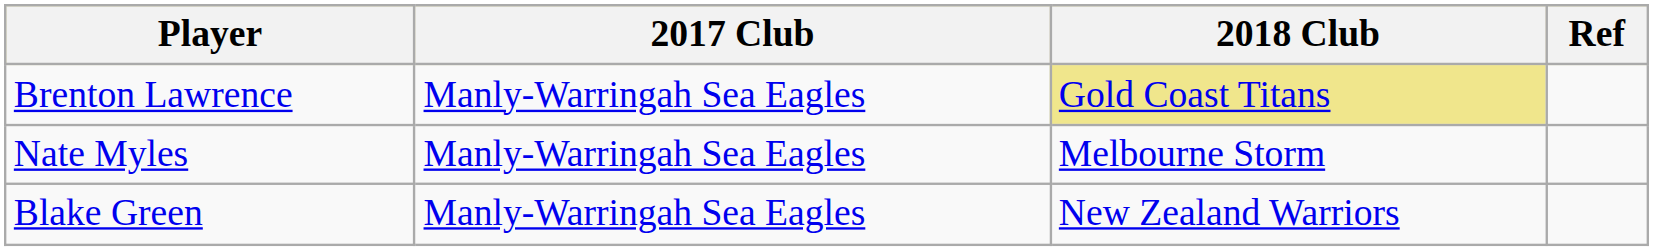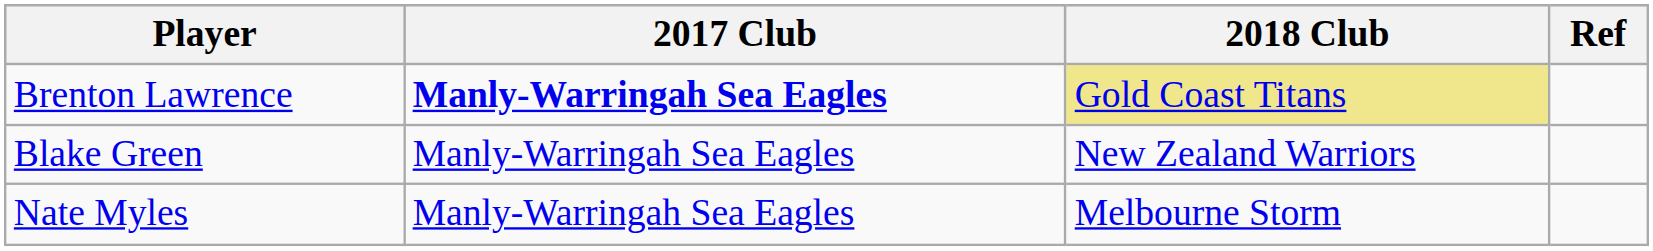(644, 93) normal -> (650, 93) bold
rows swapped: (101, 153) <-> (108, 213)
